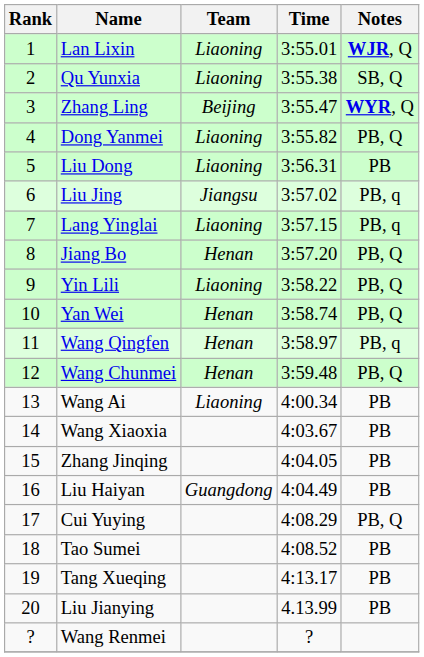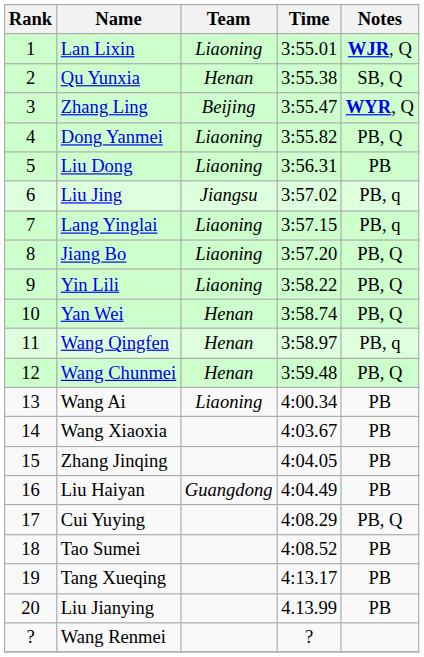(229, 78) Liaoning -> (229, 78) Henan
(229, 254) Henan -> (229, 254) Liaoning
